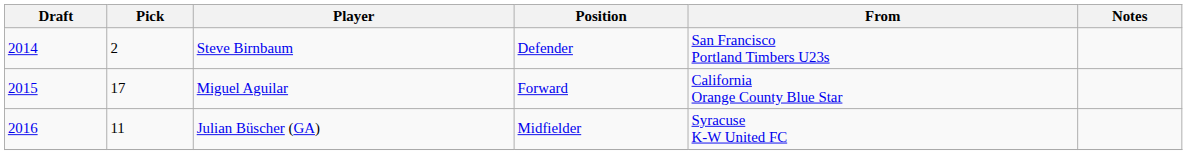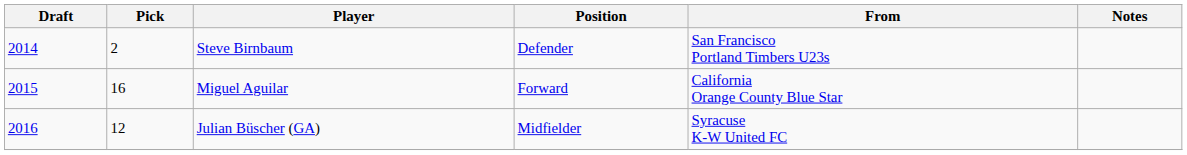(118, 88) 17 -> (118, 88) 16
(118, 128) 11 -> (118, 128) 12
